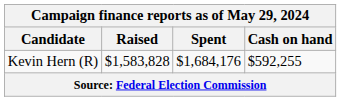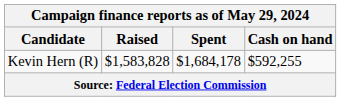(209, 61) $1,684,176 -> (209, 61) $1,684,178
